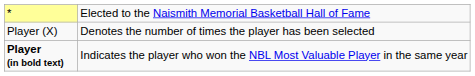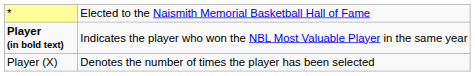rows swapped: (32, 31) <-> (35, 55)
